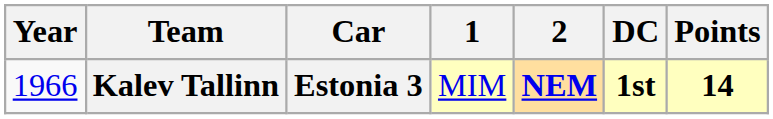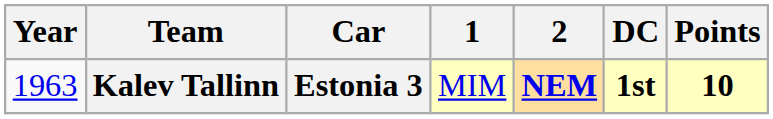(45, 85) 1966 -> (45, 85) 1963
(717, 85) 14 -> (717, 85) 10
